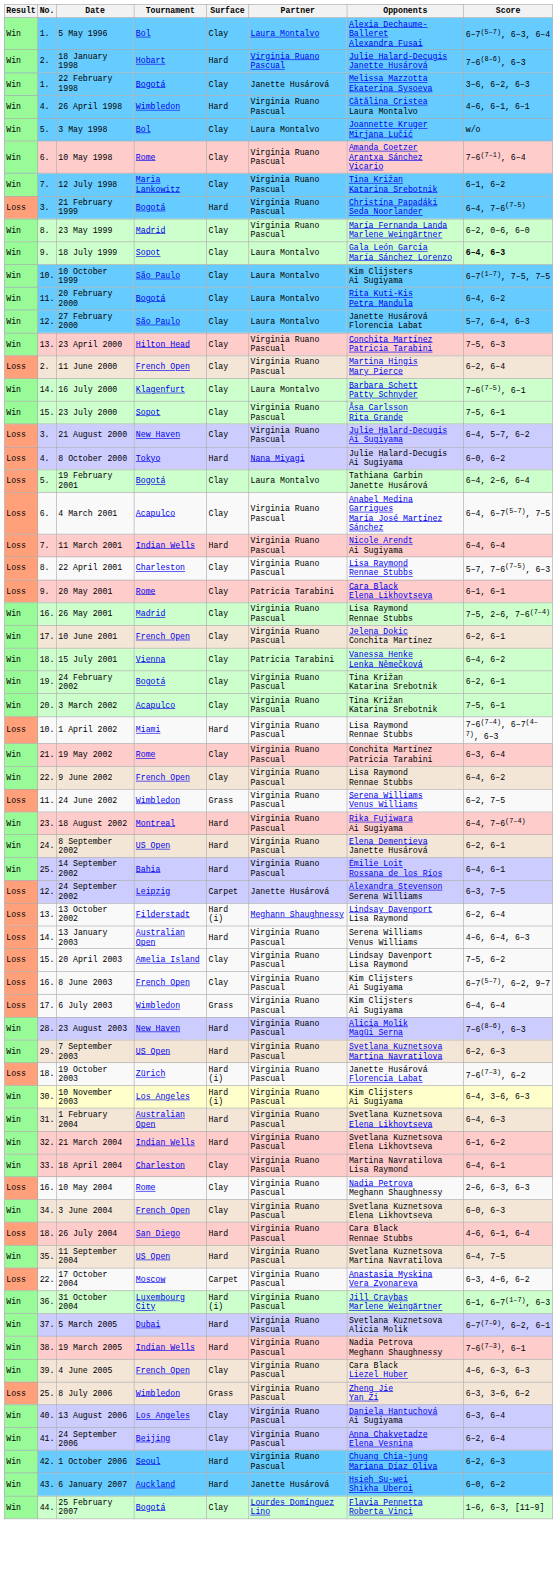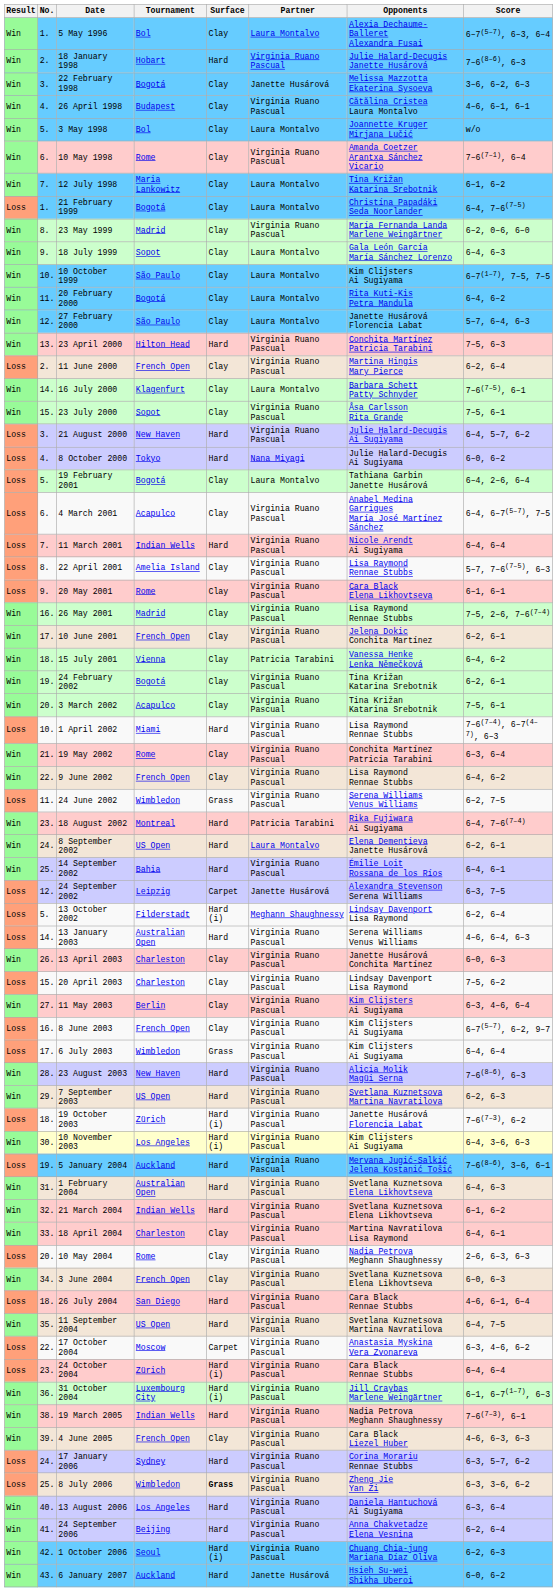(45, 84) 1. -> (45, 84) 3.
(158, 107) Wimbledon -> (156, 107) Budapest
(218, 107) Hard -> (218, 107) Clay
(285, 185) Virginia Ruano Pascual -> (285, 185) Laura Montalvo
(45, 208) 3. -> (45, 208) 1.
(218, 208) Hard -> (218, 208) Clay
(285, 208) Virginia Ruano Pascual -> (285, 208) Laura Montalvo
(485, 253) bold -> (485, 253) normal
(218, 344) Clay -> (218, 344) Hard
(218, 436) Clay -> (218, 436) Hard
(160, 568) Charleston -> (168, 568) Amelia Island
(292, 591) Patricia Tarabini -> (285, 591) Virginia Ruano Pascual
(285, 823) Virginia Ruano Pascual -> (292, 823) Patricia Tarabini
(285, 846) Virginia Ruano Pascual -> (285, 846) Laura Montalvo
(47, 915) 13. -> (45, 915) 5.
+ row: (90, 960)
(168, 960) Amelia Island -> (160, 983) Charleston
+ row: (85, 1006)
+ row: (93, 1165)
(47, 1188) 16. -> (47, 1257) 20.
+ row: (83, 1371)
- row: (88, 1325)
+ row: (83, 1462)
(221, 1393) normal -> (221, 1485) bold
(218, 1416) Clay -> (218, 1507) Hard
(218, 1439) Clay -> (218, 1530) Hard
(218, 1462) Hard -> (218, 1553) Hard (i)
- row: (85, 1507)
